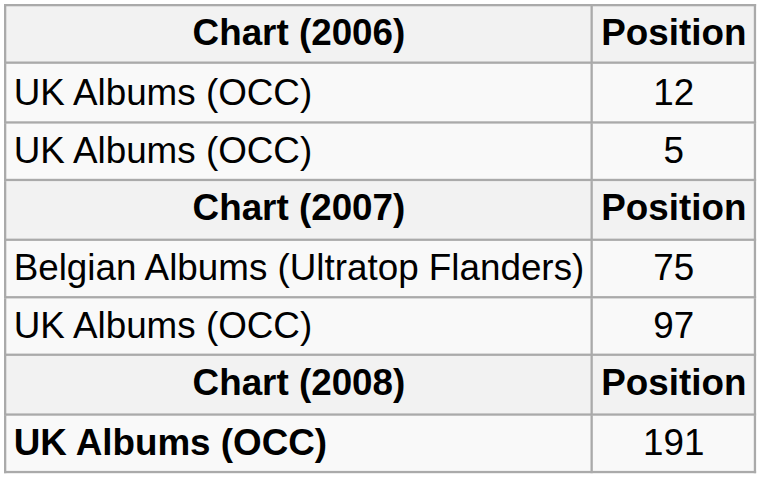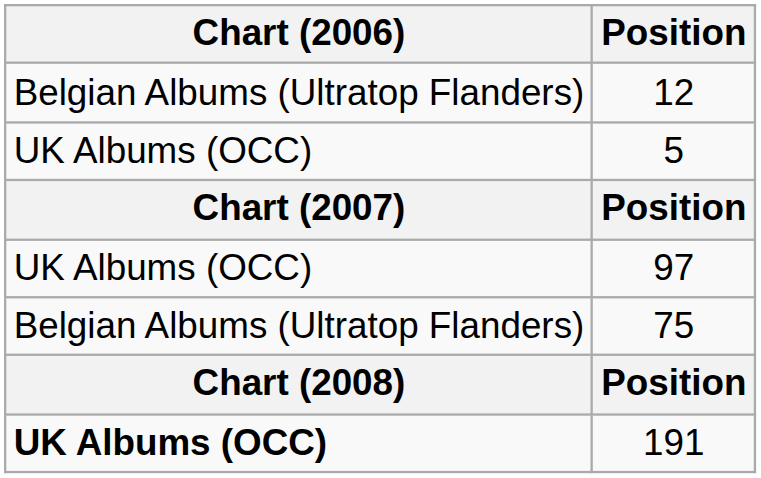(163, 92) UK Albums (OCC) -> (299, 92) Belgian Albums (Ultratop Flanders)
rows swapped: (674, 267) <-> (674, 325)
